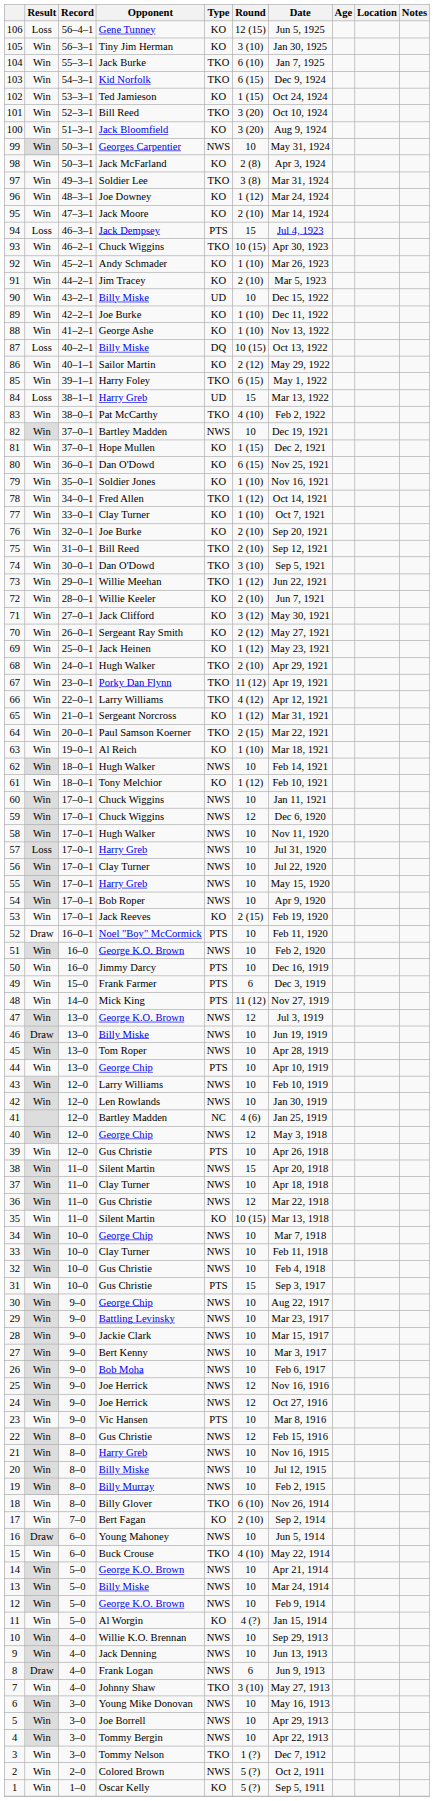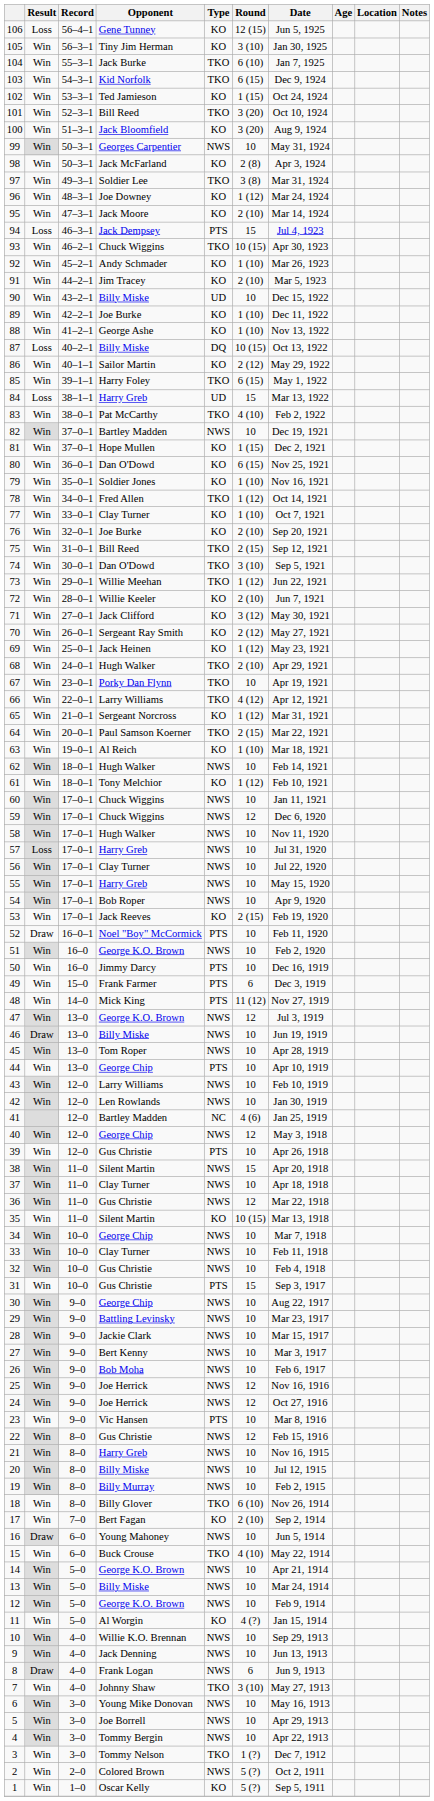(250, 548) 2 (10) -> (250, 548) 2 (15)
(250, 682) 11 (12) -> (250, 682) 10
